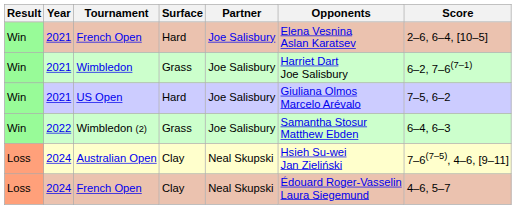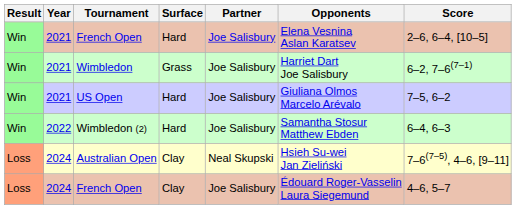(177, 128) Grass -> (174, 128) Hard
(241, 189) Neal Skupski -> (242, 189) Joe Salisbury
